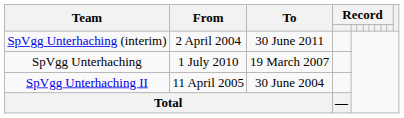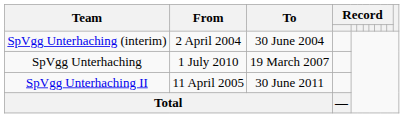(290, 41) 30 June 2011 -> (290, 41) 30 June 2004
(290, 82) 30 June 2004 -> (290, 82) 30 June 2011
